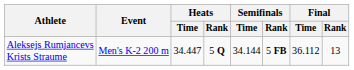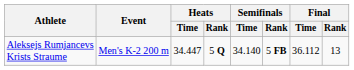(247, 51) 34.144 -> (247, 51) 34.140
